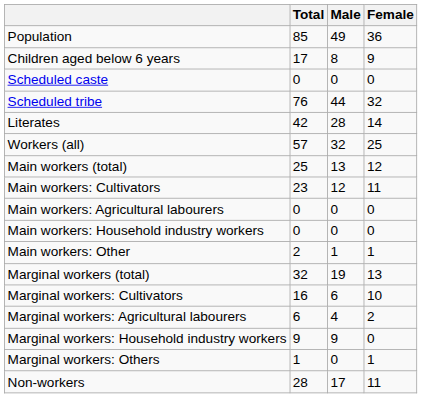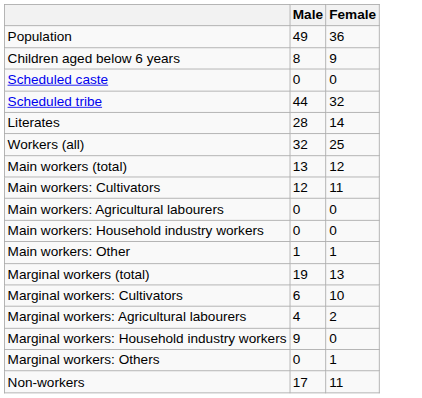- column: (308, 15)
